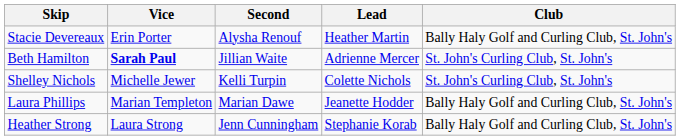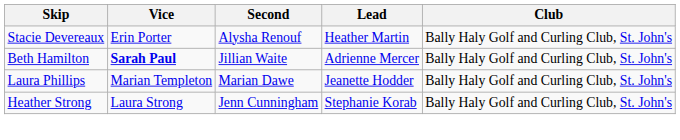(519, 59) St. John's Curling Club, St. John's -> (549, 59) Bally Haly Golf and Curling Club, St. John's
- row: (51, 80)
